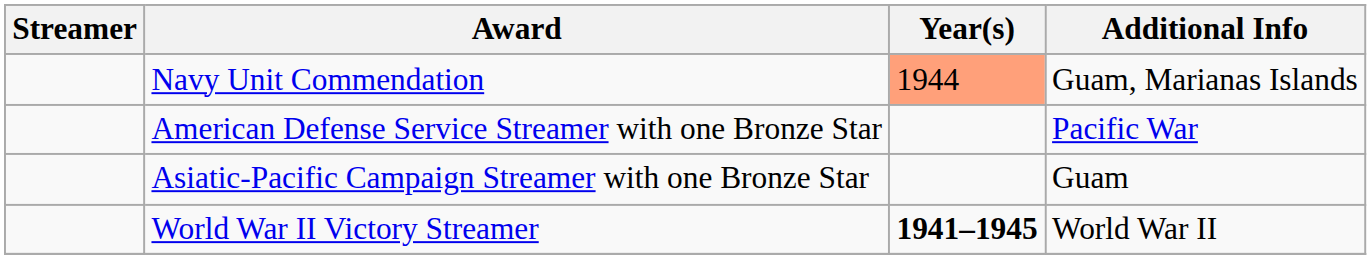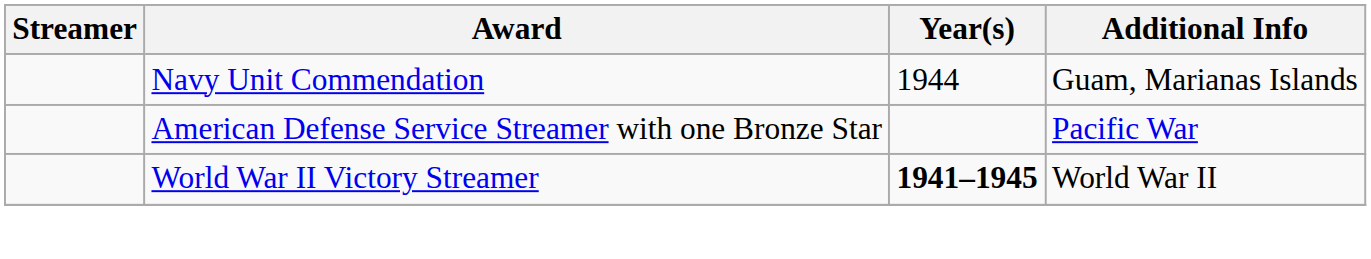(928, 79) lightsalmon background -> (928, 79) no background
- row: (510, 178)
